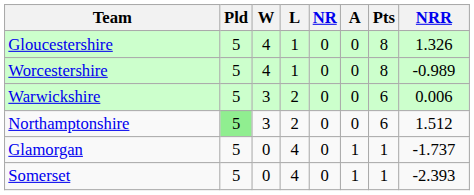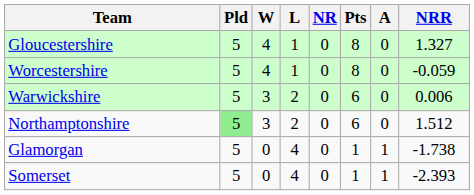columns swapped: (355, 17) <-> (384, 17)
(434, 44) 1.326 -> (434, 44) 1.327
(434, 70) -0.989 -> (434, 70) -0.059
(434, 149) -1.737 -> (434, 149) -1.738
